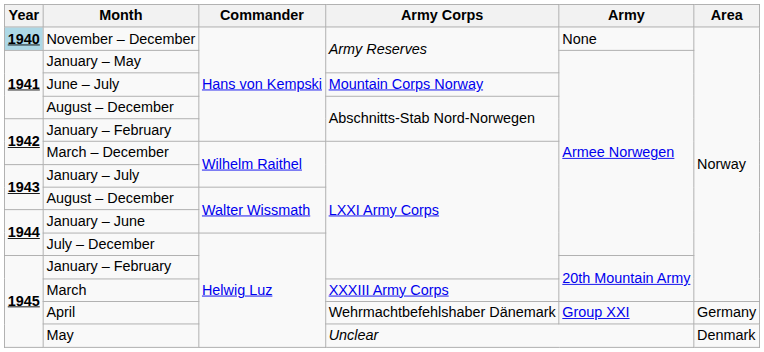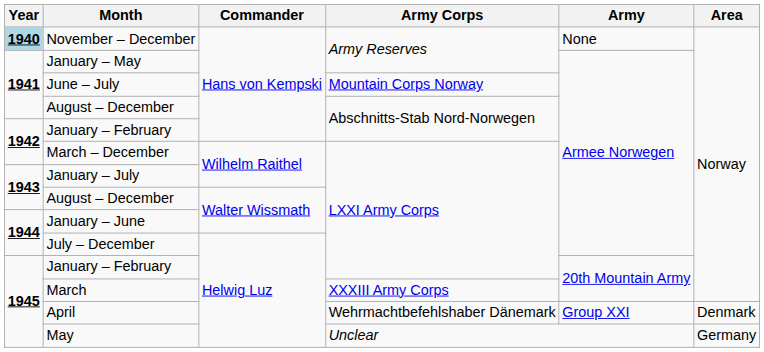(727, 312) Germany -> (726, 312) Denmark
(726, 335) Denmark -> (727, 335) Germany
